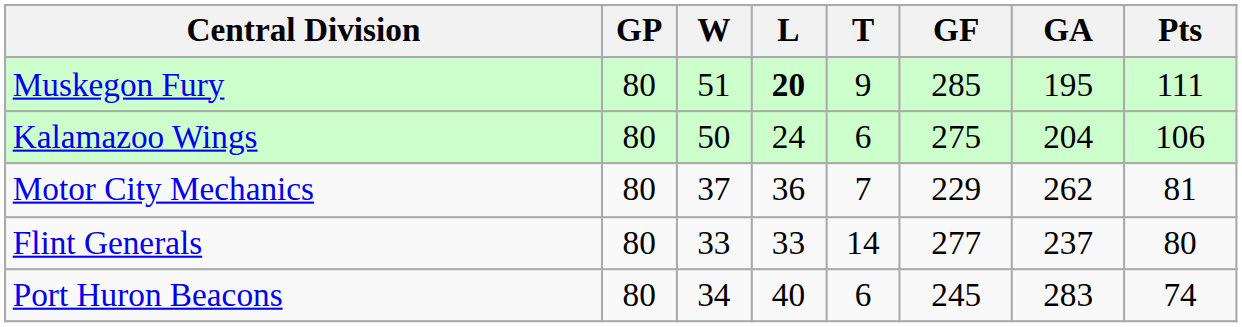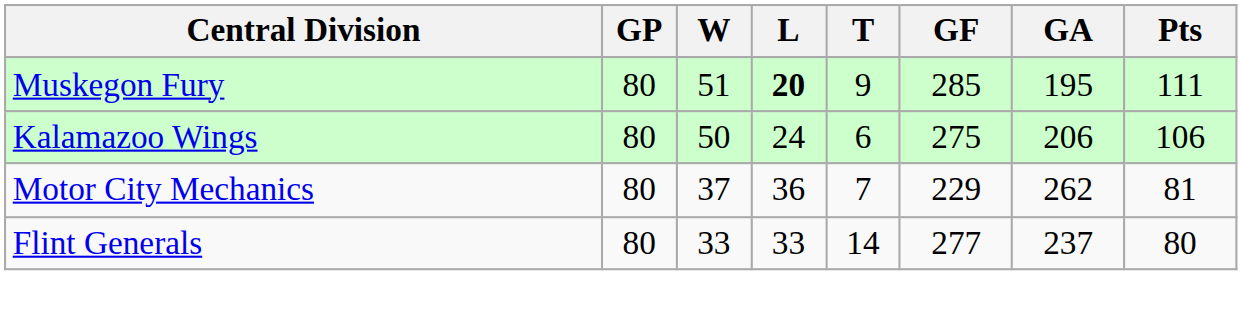(1068, 136) 204 -> (1068, 136) 206
- row: (148, 294)
